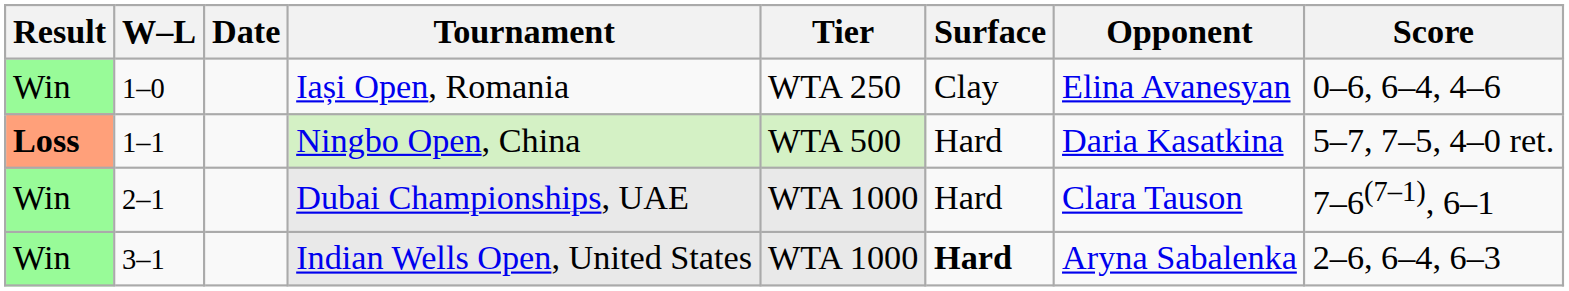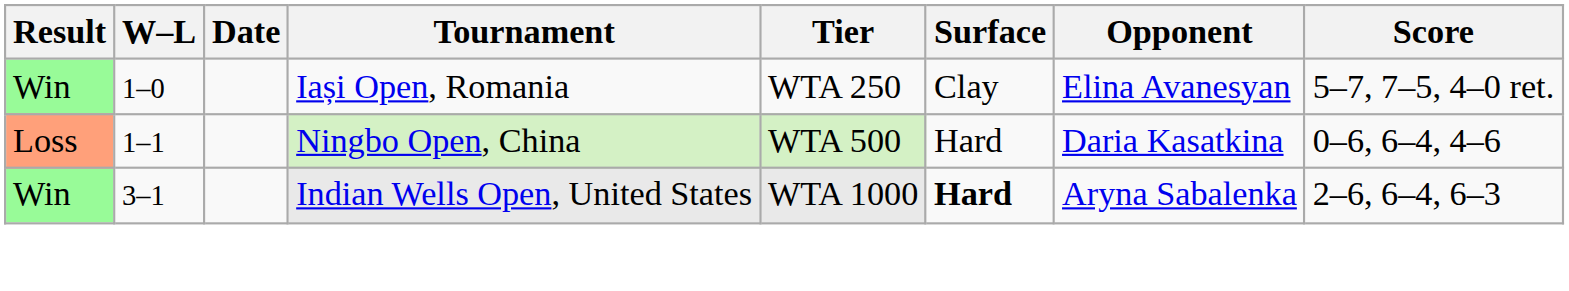(1407, 85) 0–6, 6–4, 4–6 -> (1433, 85) 5–7, 7–5, 4–0 ret.
(46, 140) bold -> (45, 140) normal
(1433, 140) 5–7, 7–5, 4–0 ret. -> (1407, 140) 0–6, 6–4, 4–6
- row: (493, 199)
